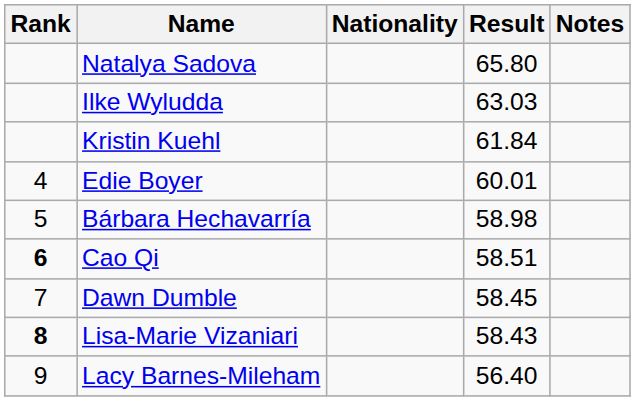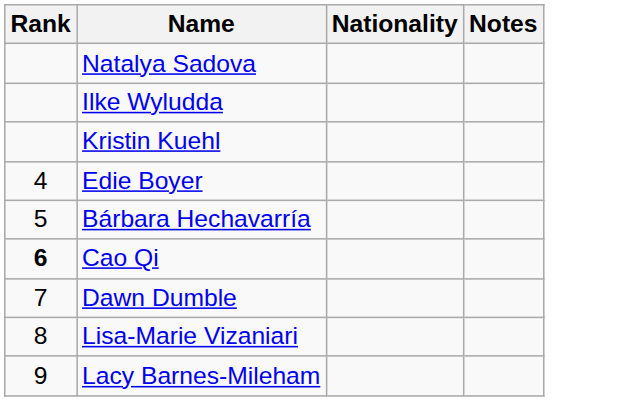- column: (507, 24)
(41, 336) bold -> (41, 336) normal
